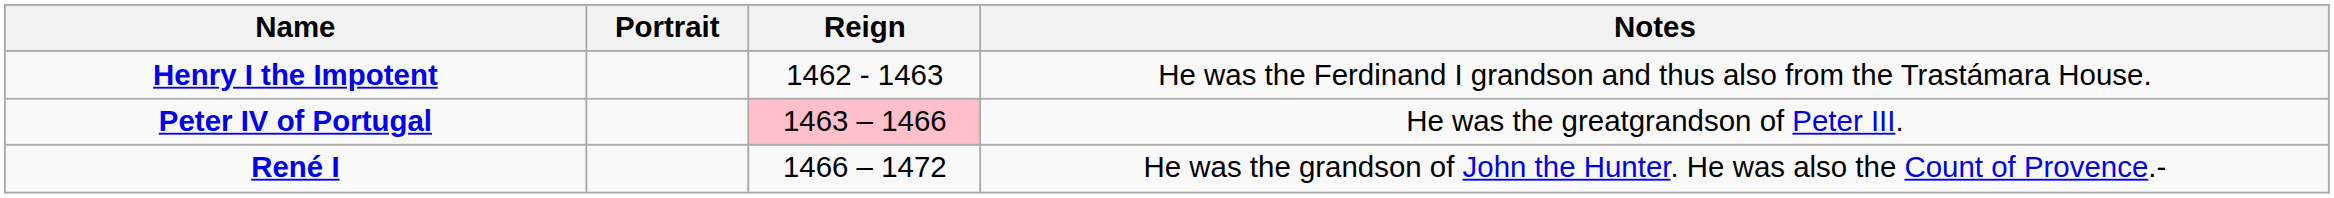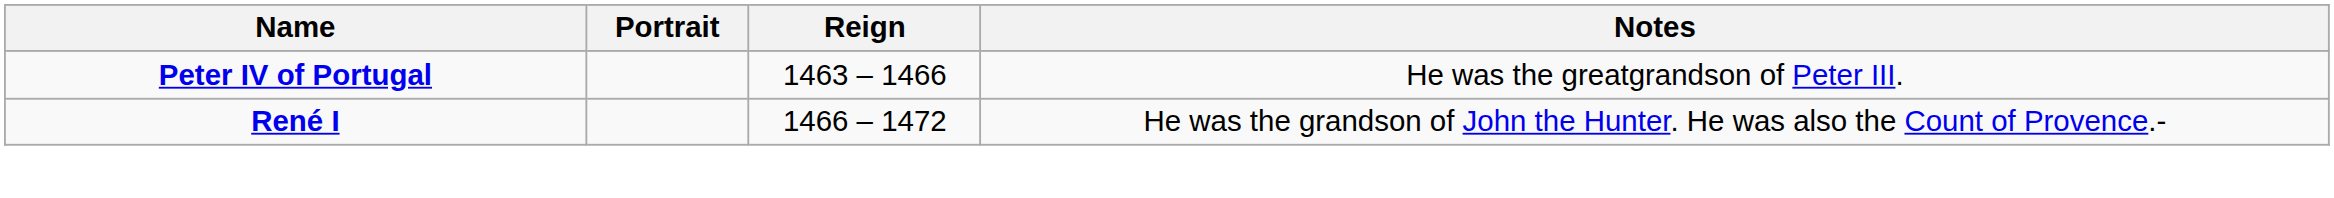- row: (295, 74)
(865, 121) pink background -> (865, 74) no background
